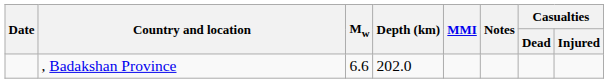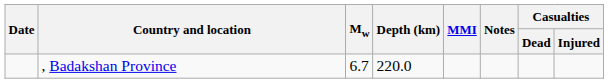(359, 66) 6.6 -> (359, 66) 6.7
(394, 66) 202.0 -> (394, 66) 220.0
